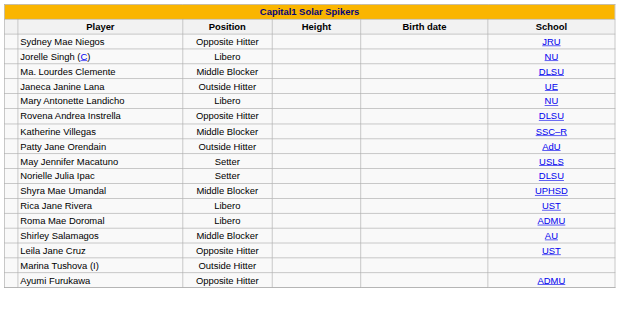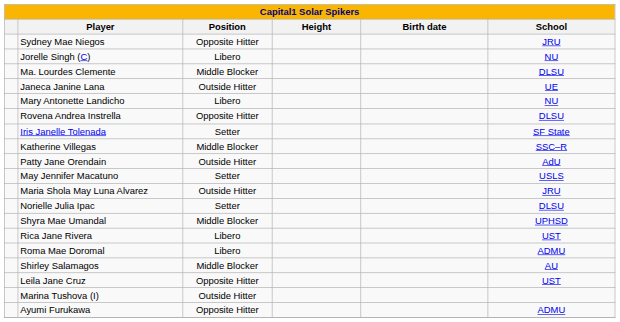+ row: (63, 131)
+ row: (84, 191)
